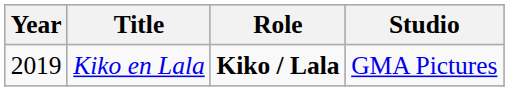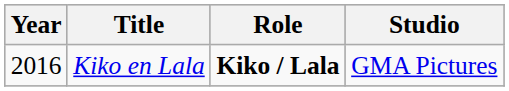(36, 65) 2019 -> (36, 65) 2016
